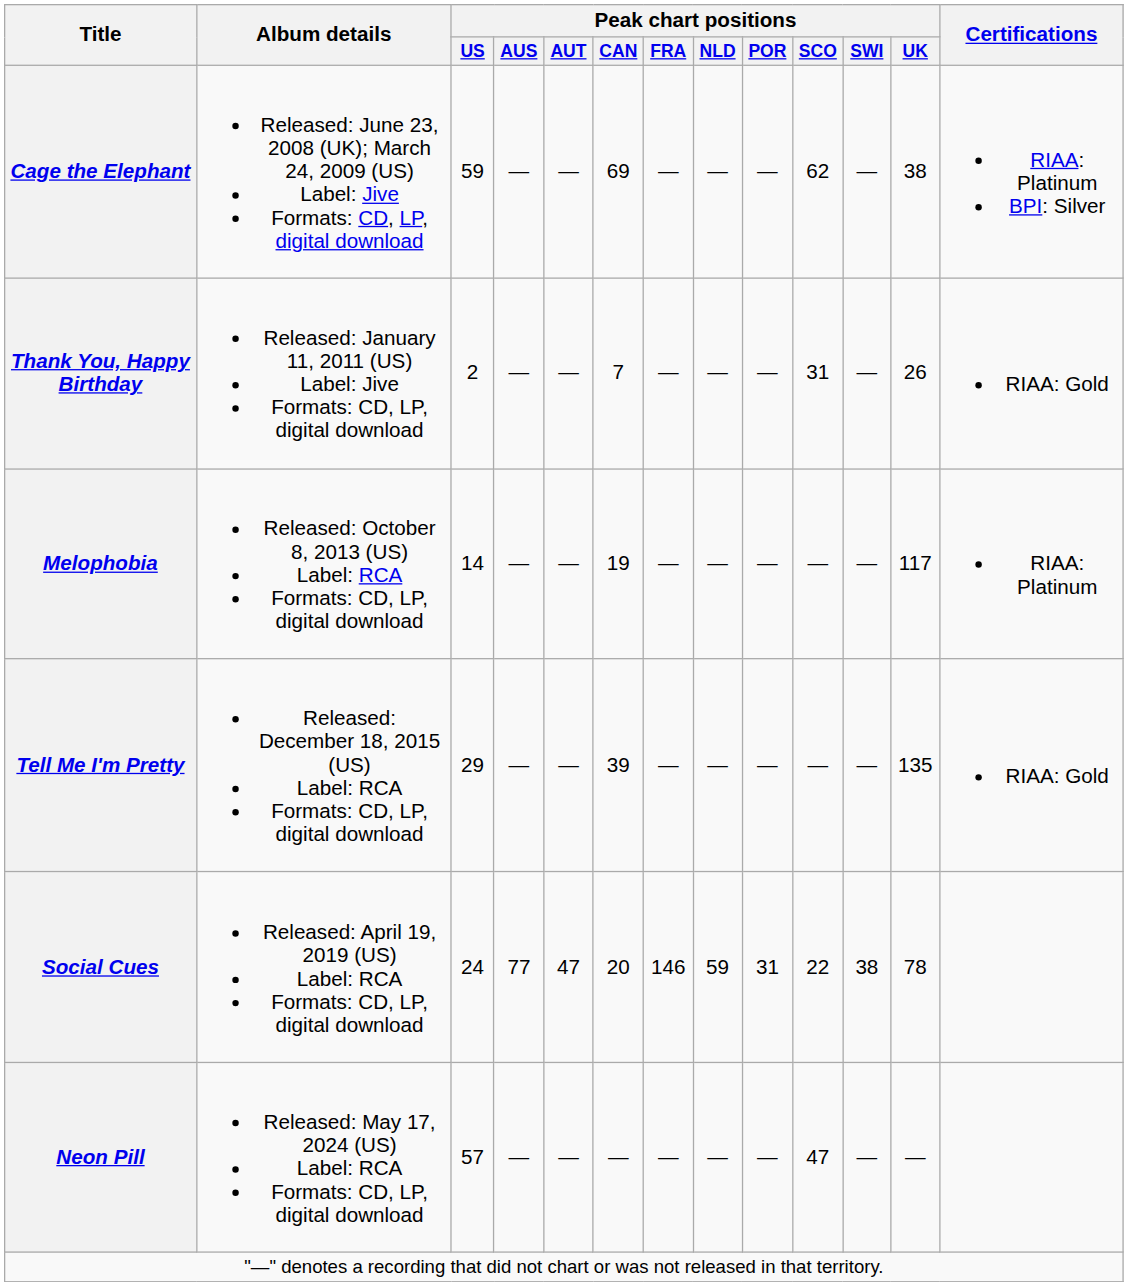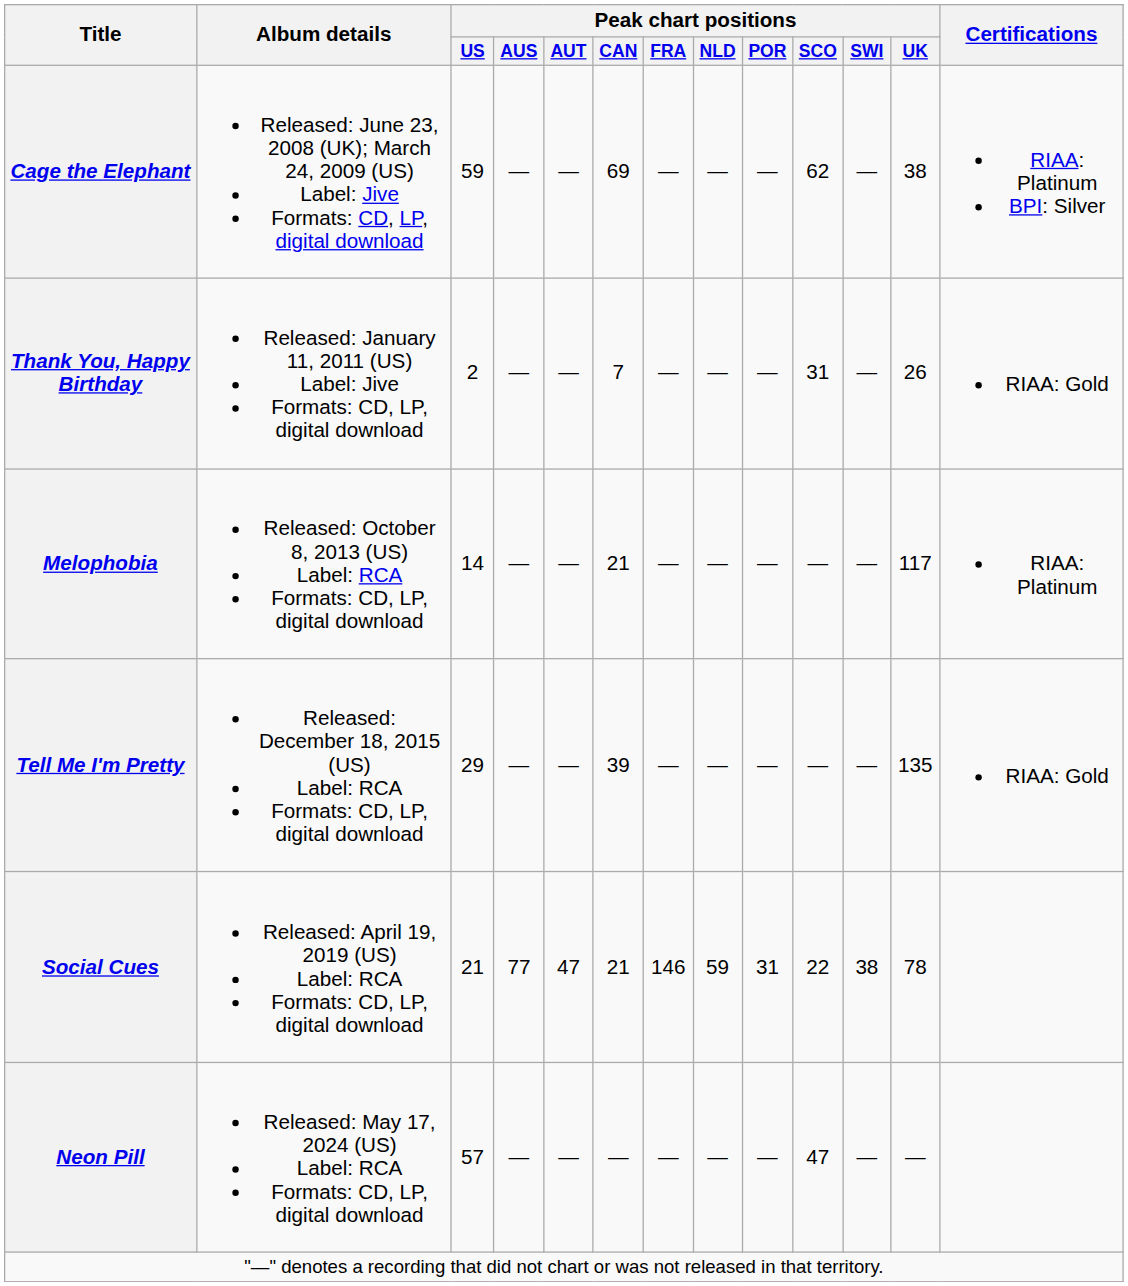(618, 563) 19 -> (618, 563) 21
(473, 966) 24 -> (473, 966) 21
(618, 966) 20 -> (618, 966) 21
